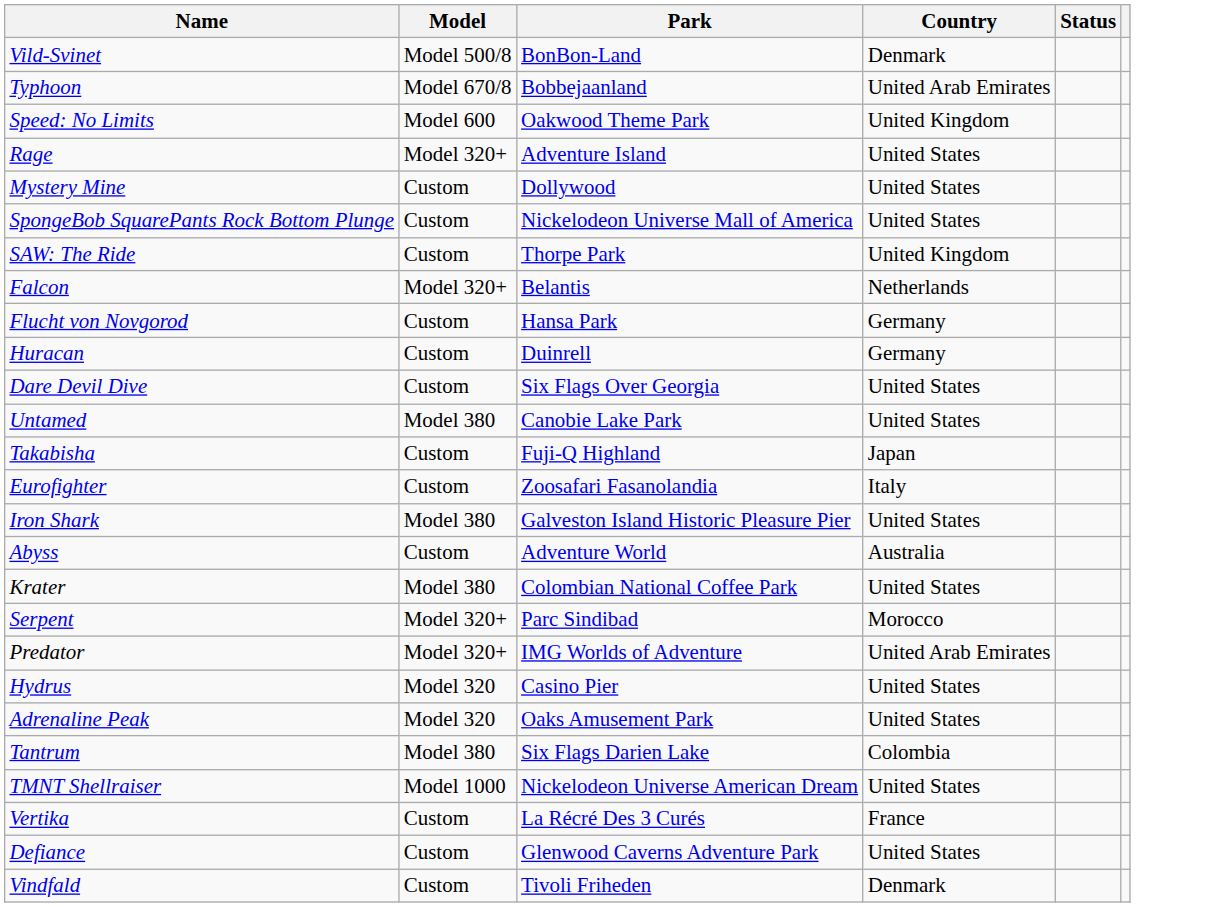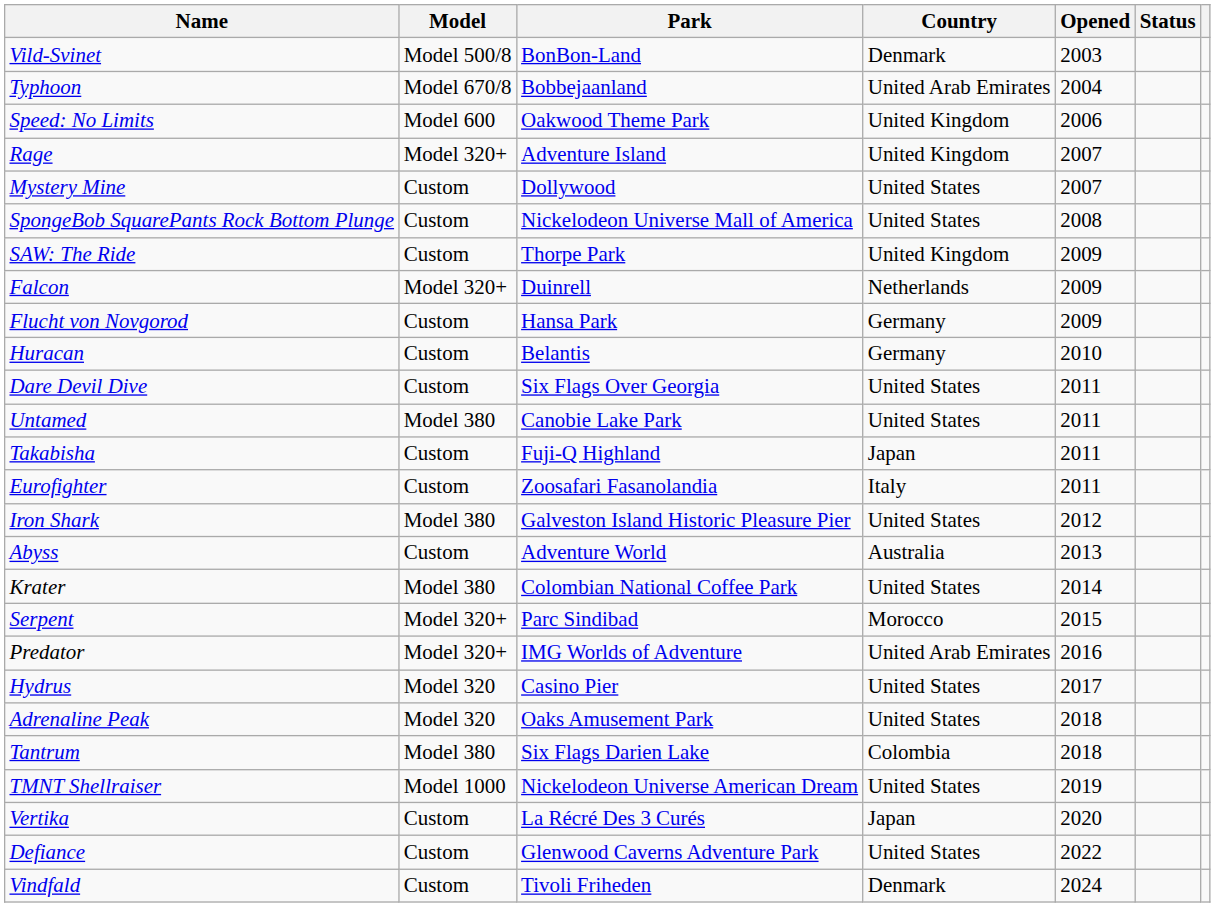+ column: (1095, 21)
(924, 154) United States -> (938, 154) United Kingdom
(555, 287) Belantis -> (556, 287) Duinrell
(556, 353) Duinrell -> (555, 353) Belantis
(896, 818) France -> (892, 818) Japan
